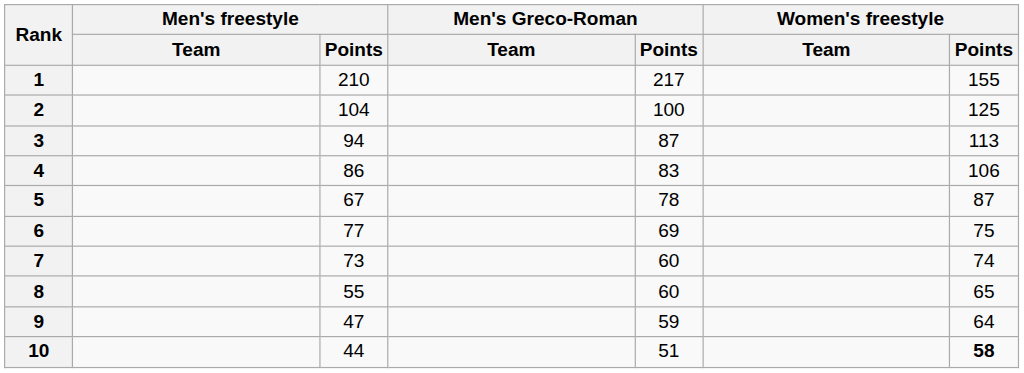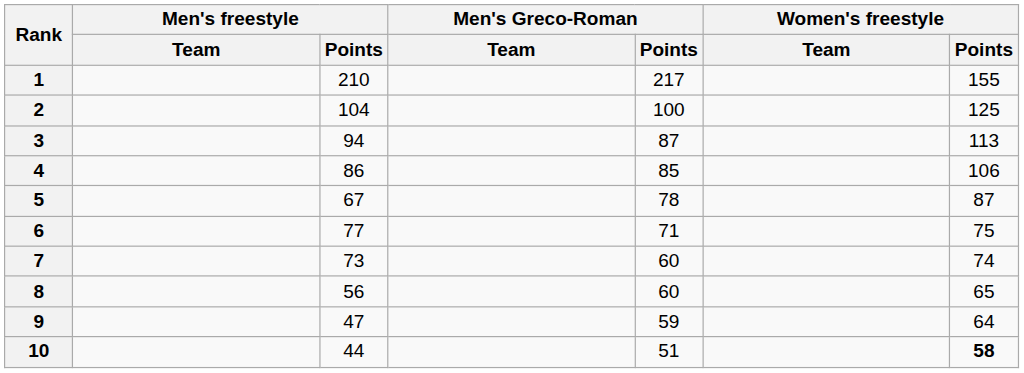(669, 170) 83 -> (669, 170) 85
(669, 230) 69 -> (669, 230) 71
(354, 291) 55 -> (354, 291) 56
